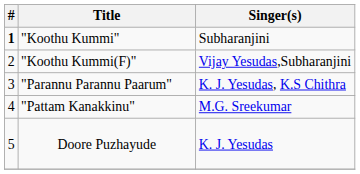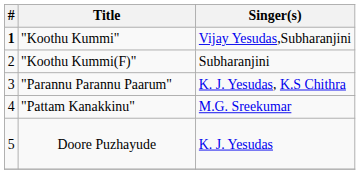(234, 38) Subharanjini -> (275, 38) Vijay Yesudas,Subharanjini
(275, 61) Vijay Yesudas,Subharanjini -> (234, 61) Subharanjini
